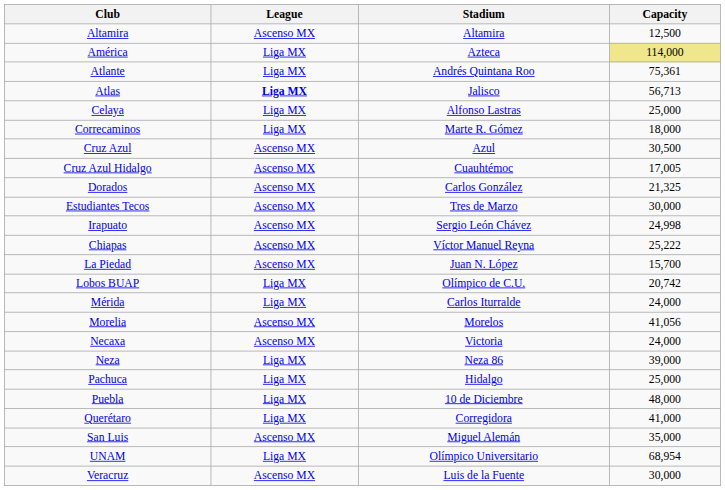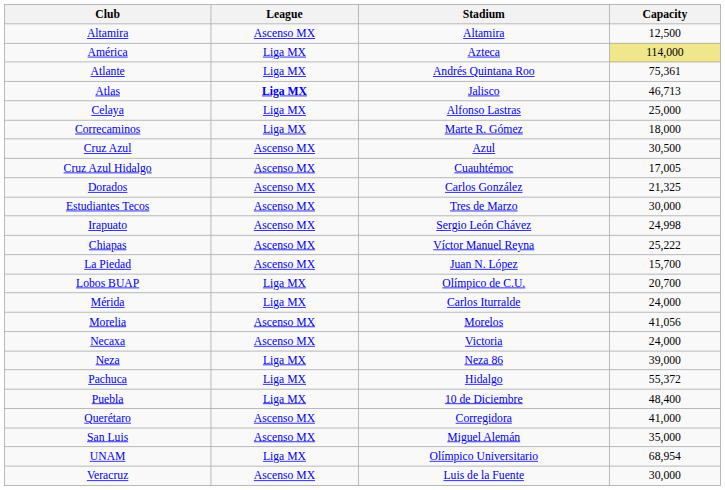(665, 91) 56,713 -> (665, 91) 46,713
(665, 283) 20,742 -> (665, 283) 20,700
(665, 380) 25,000 -> (665, 380) 55,372
(665, 399) 48,000 -> (665, 399) 48,400
(284, 418) Liga MX -> (284, 418) Ascenso MX
